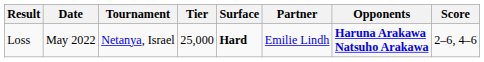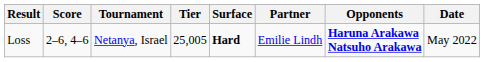columns swapped: (71, 14) <-> (455, 14)
(197, 40) 25,000 -> (190, 40) 25,005
